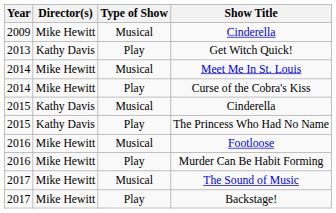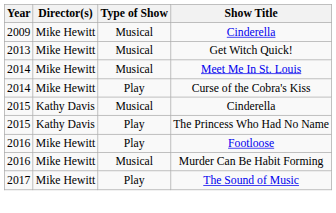(65, 50) Kathy Davis -> (65, 50) Mike Hewitt
(134, 50) Play -> (134, 50) Musical
(134, 143) Musical -> (134, 143) Play
(134, 161) Play -> (134, 161) Musical
(134, 180) Musical -> (134, 180) Play
- row: (19, 198)
